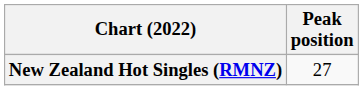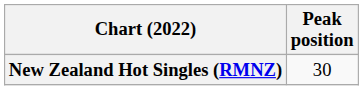(322, 69) 27 -> (322, 69) 30
